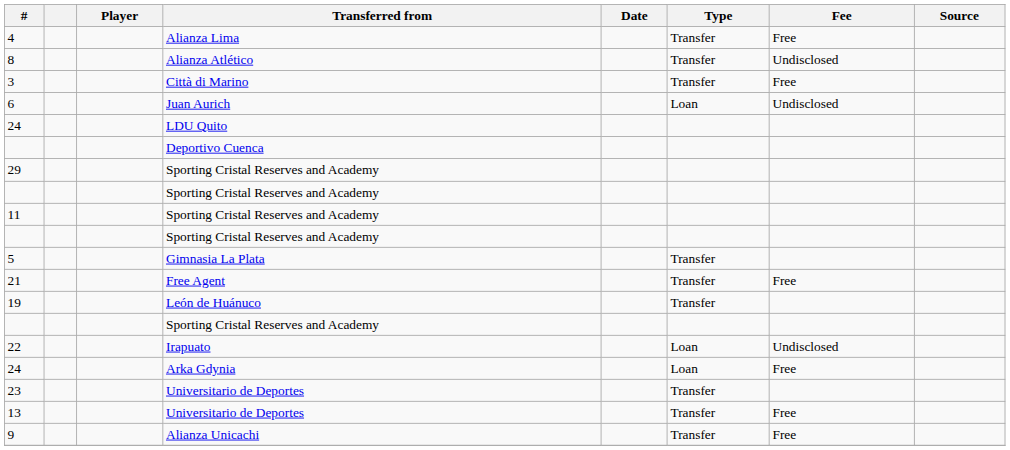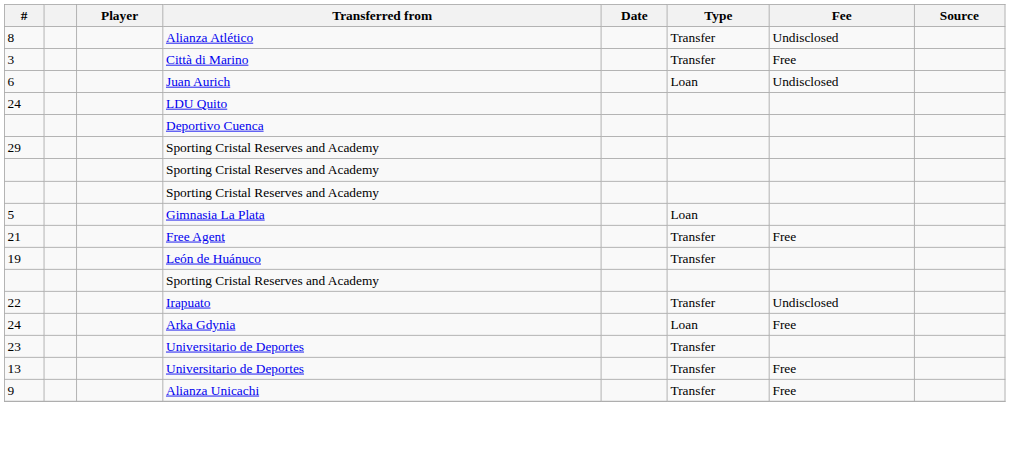- row: (11, 37)
- row: (14, 214)
(693, 258) Transfer -> (684, 214) Loan
(684, 346) Loan -> (693, 302) Transfer
